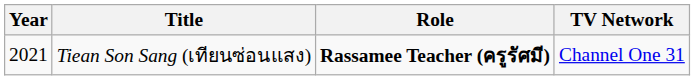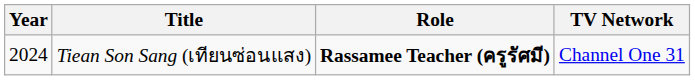(28, 54) 2021 -> (28, 54) 2024
